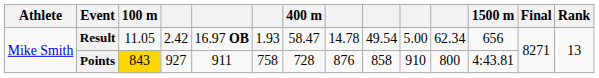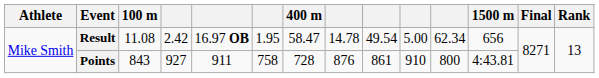(140, 39) 11.05 -> (140, 39) 11.08
(268, 39) 1.93 -> (268, 39) 1.95
(140, 61) gold background -> (140, 61) no background
(382, 61) 858 -> (382, 61) 861
